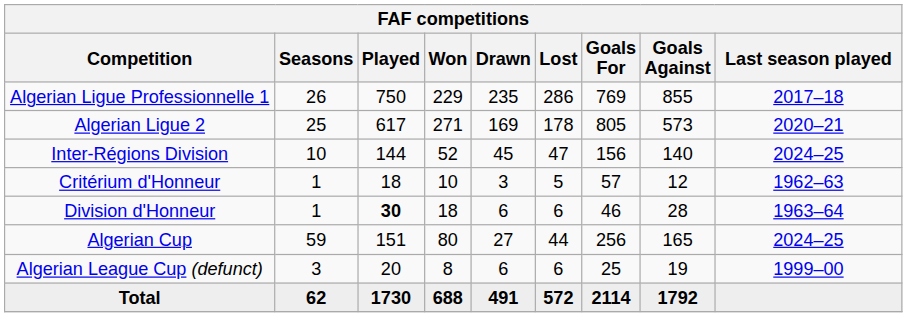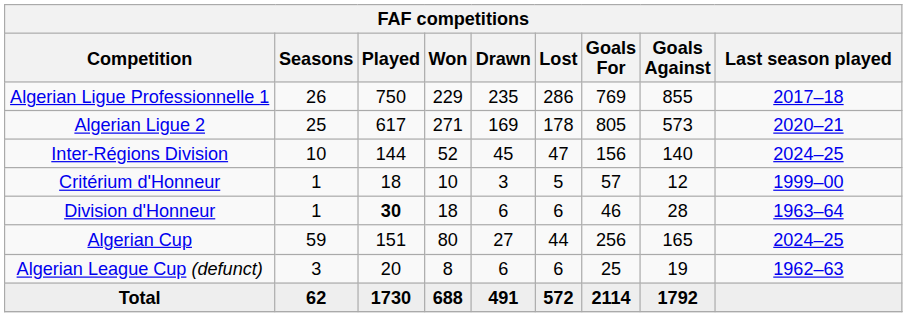(808, 183) 1962–63 -> (808, 183) 1999–00
(808, 268) 1999–00 -> (808, 268) 1962–63
